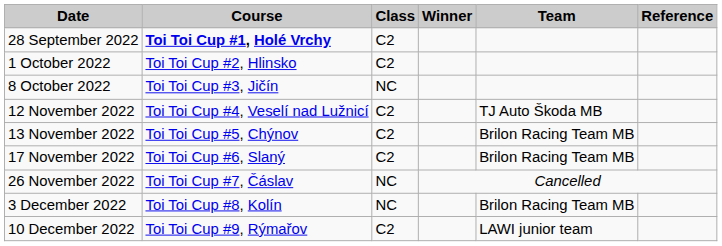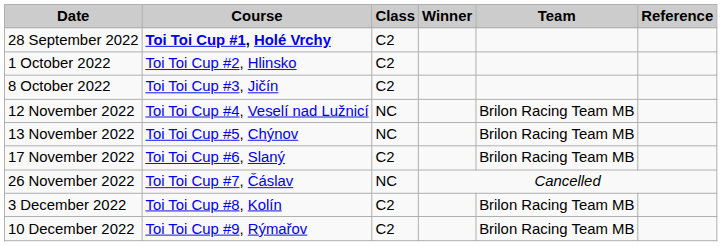(386, 87) NC -> (385, 87) C2
(385, 110) C2 -> (386, 110) NC
(541, 110) TJ Auto Škoda MB -> (557, 110) Brilon Racing Team MB
(385, 134) C2 -> (386, 134) NC
(386, 205) NC -> (385, 205) C2
(536, 228) LAWI junior team -> (557, 228) Brilon Racing Team MB
